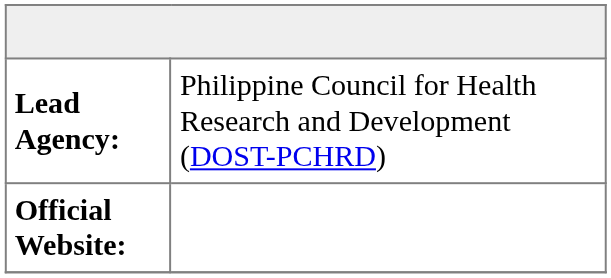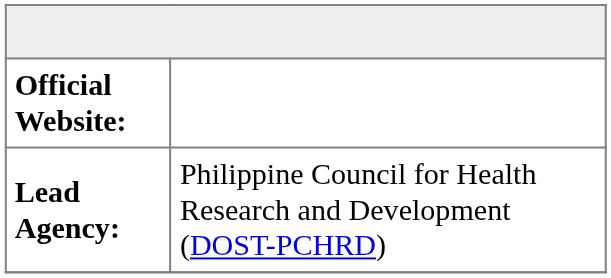rows swapped: (67, 120) <-> (71, 227)
